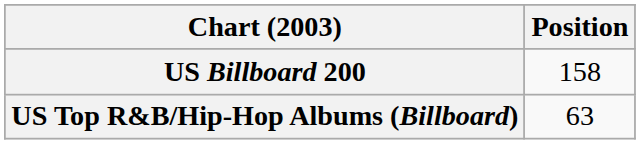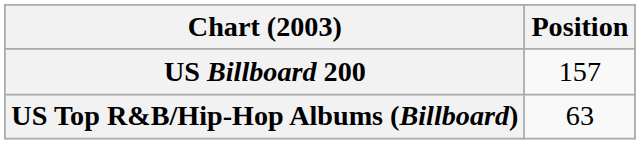(580, 71) 158 -> (580, 71) 157
